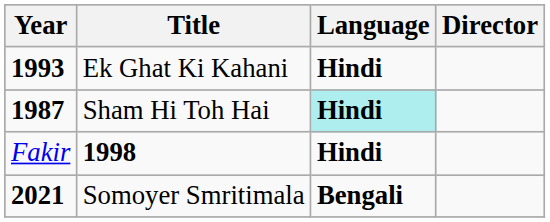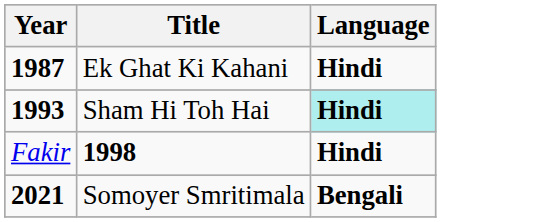- column: (490, 25)
(38, 68) 1993 -> (38, 68) 1987
(38, 110) 1987 -> (38, 110) 1993
